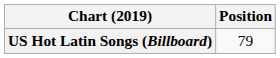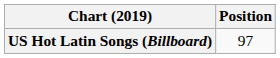(246, 41) 79 -> (246, 41) 97
